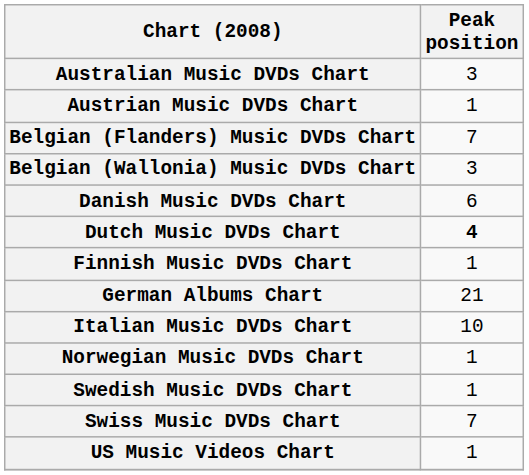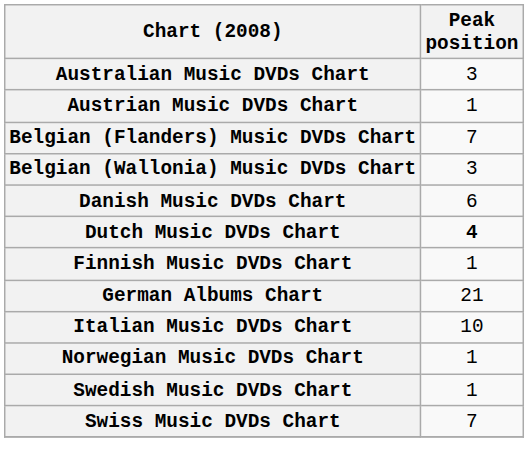- row: (213, 453)
